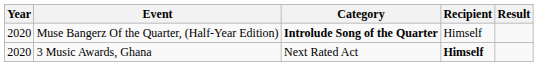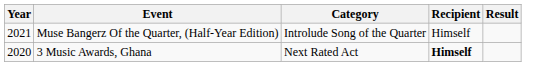(19, 33) 2020 -> (19, 33) 2021
(361, 33) bold -> (355, 33) normal
